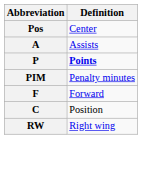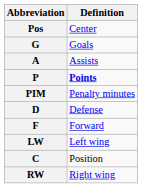+ row: (36, 45)
+ row: (36, 110)
+ row: (36, 142)
